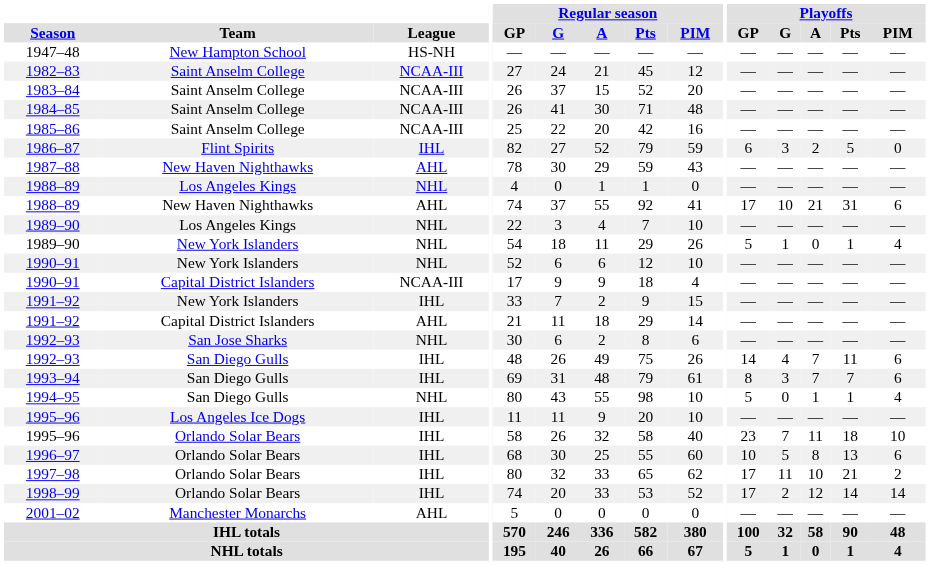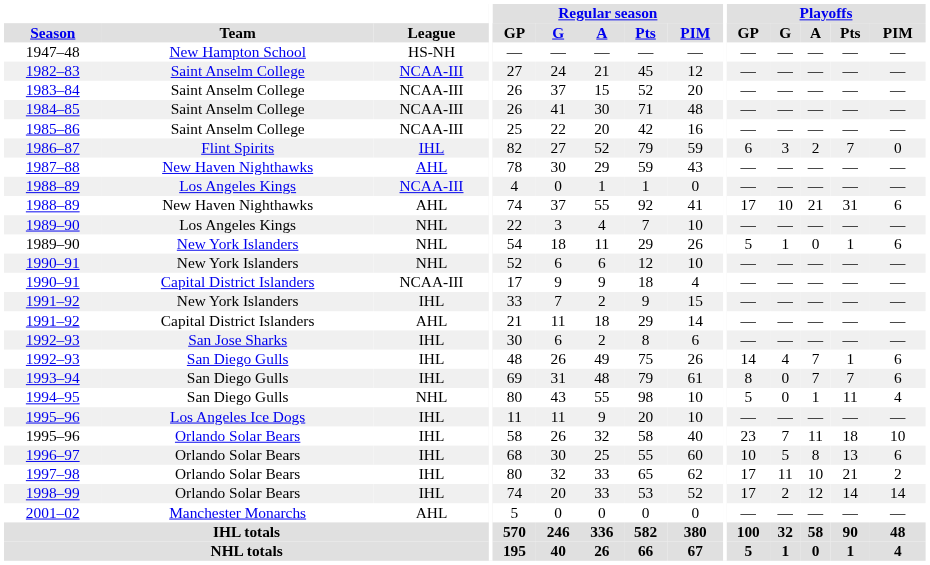(850, 148) 5 -> (850, 148) 7
(432, 186) NHL -> (431, 186) NCAA-III
(898, 244) 4 -> (898, 244) 6
(432, 340) NHL -> (431, 340) IHL
(850, 359) 11 -> (850, 359) 1
(785, 378) 3 -> (785, 378) 0
(850, 397) 1 -> (850, 397) 11
